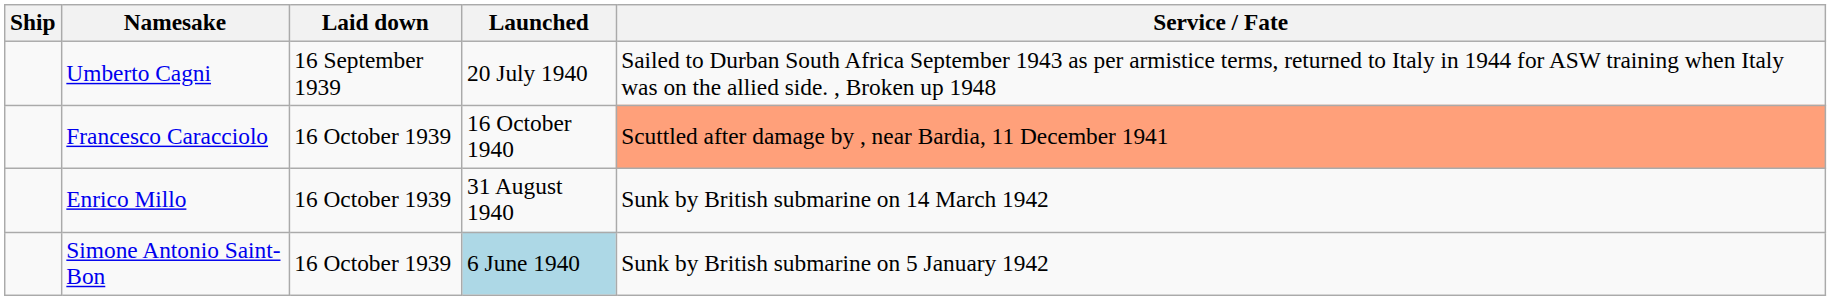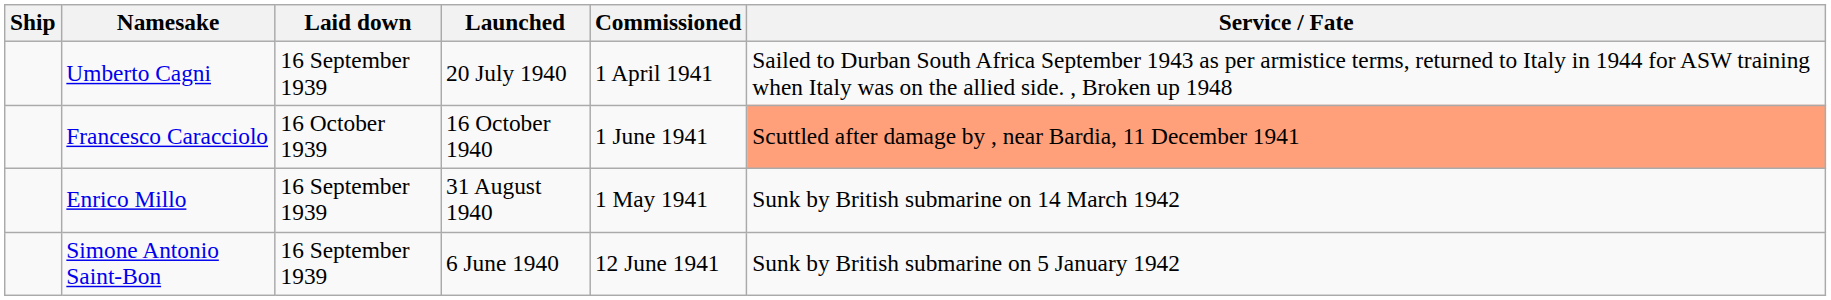+ column: (668, 23)
(373, 199) 16 October 1939 -> (345, 199) 16 September 1939
(373, 263) 16 October 1939 -> (345, 263) 16 September 1939
(524, 263) lightblue background -> (502, 263) no background
